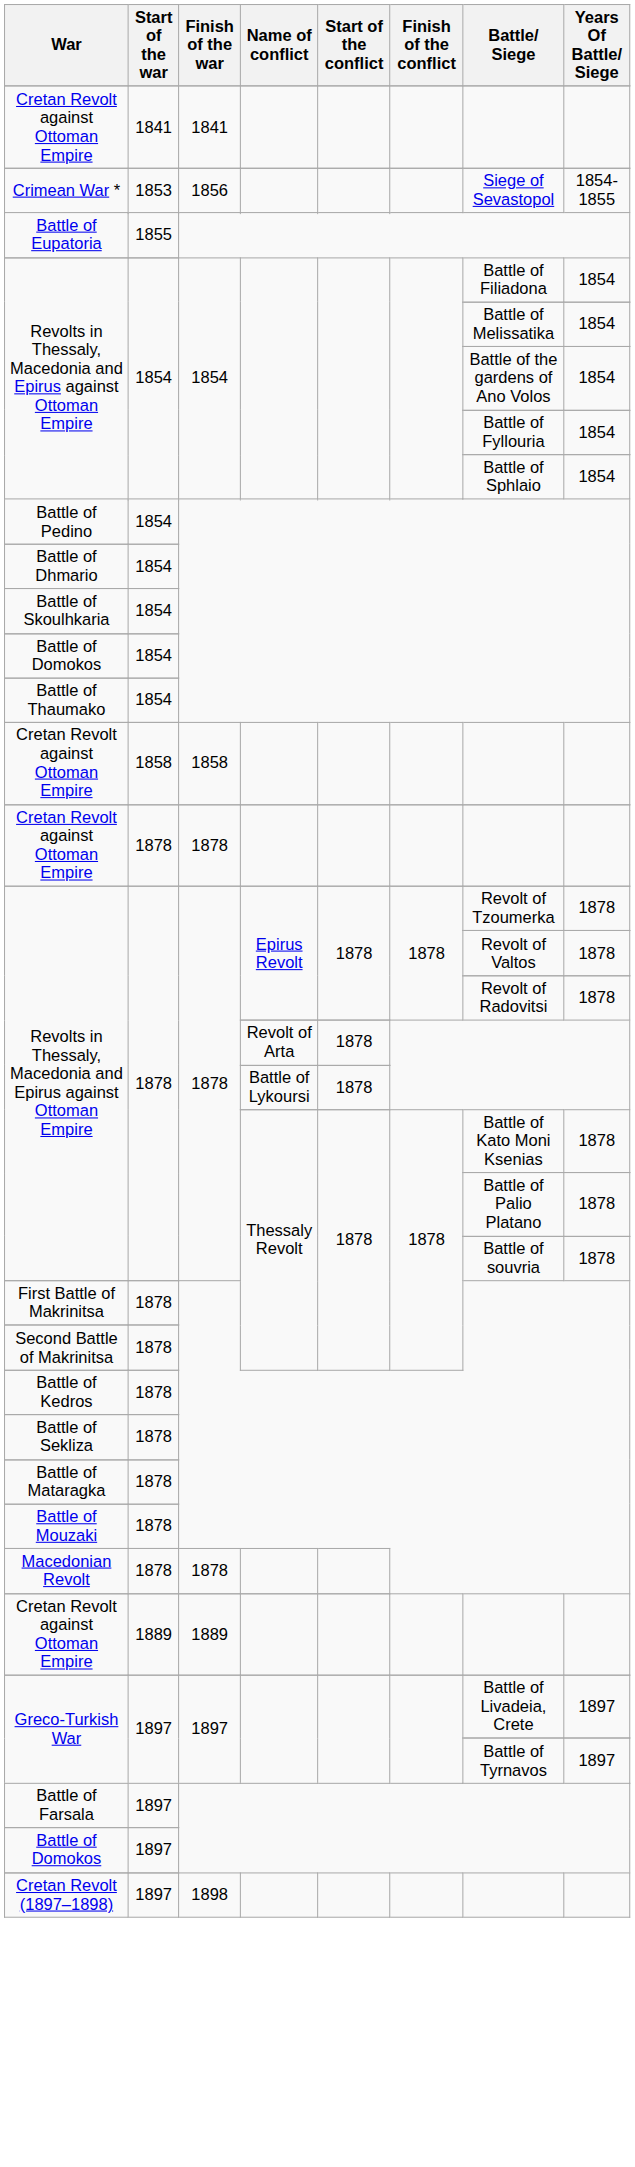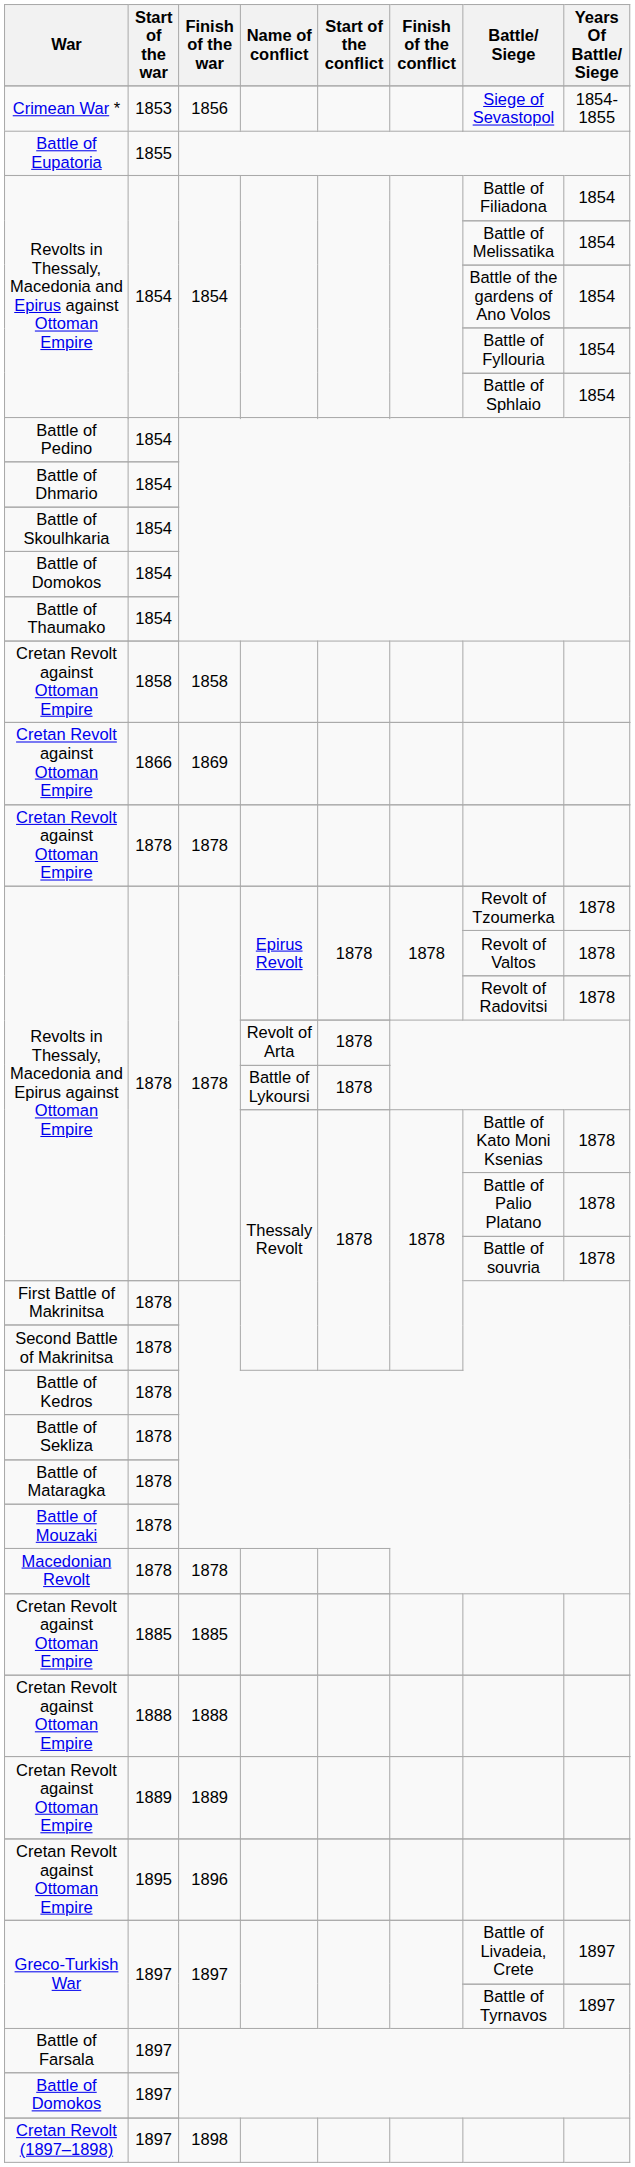- row: (66, 127)
+ row: (66, 763)
+ row: (66, 1634)
+ row: (66, 1716)
+ row: (66, 1879)
